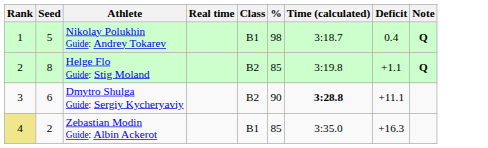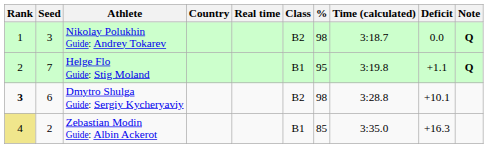+ column: (209, 13)
(49, 37) 5 -> (49, 37) 3
(252, 37) B1 -> (298, 37) B2
(391, 37) 0.4 -> (437, 37) 0.0
(49, 67) 8 -> (49, 67) 7
(252, 67) B2 -> (298, 67) B1
(276, 67) 85 -> (322, 67) 95
(20, 98) normal -> (20, 98) bold
(276, 98) 90 -> (322, 98) 98
(329, 98) bold -> (374, 98) normal
(391, 98) +11.1 -> (437, 98) +10.1
